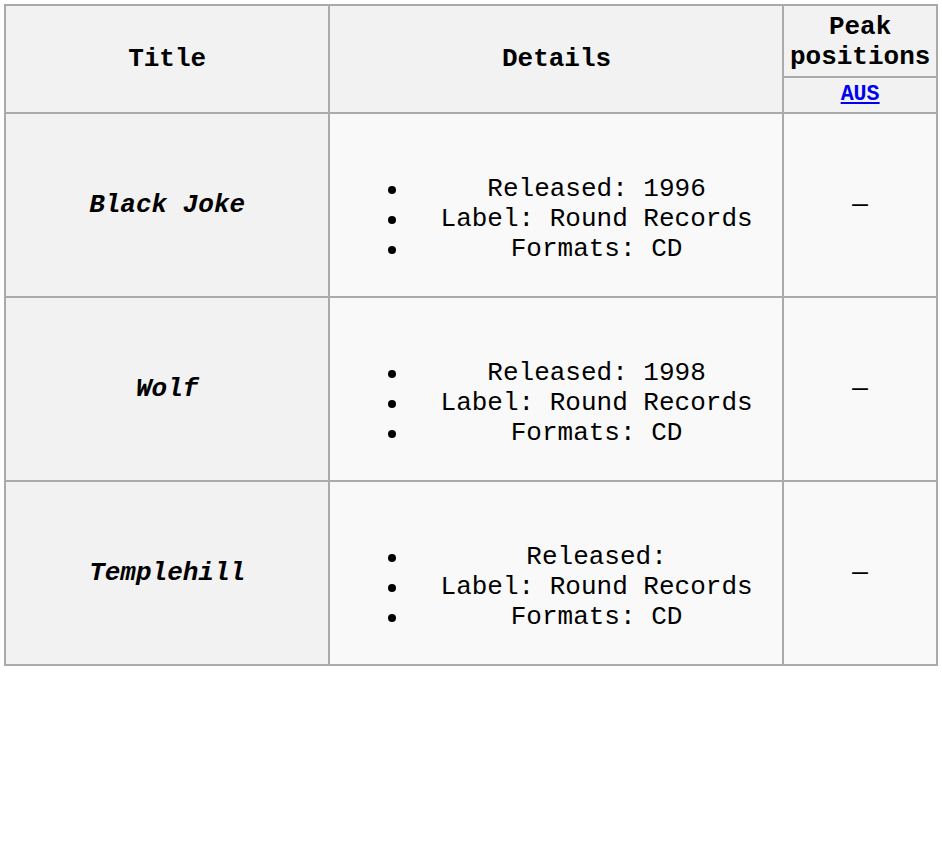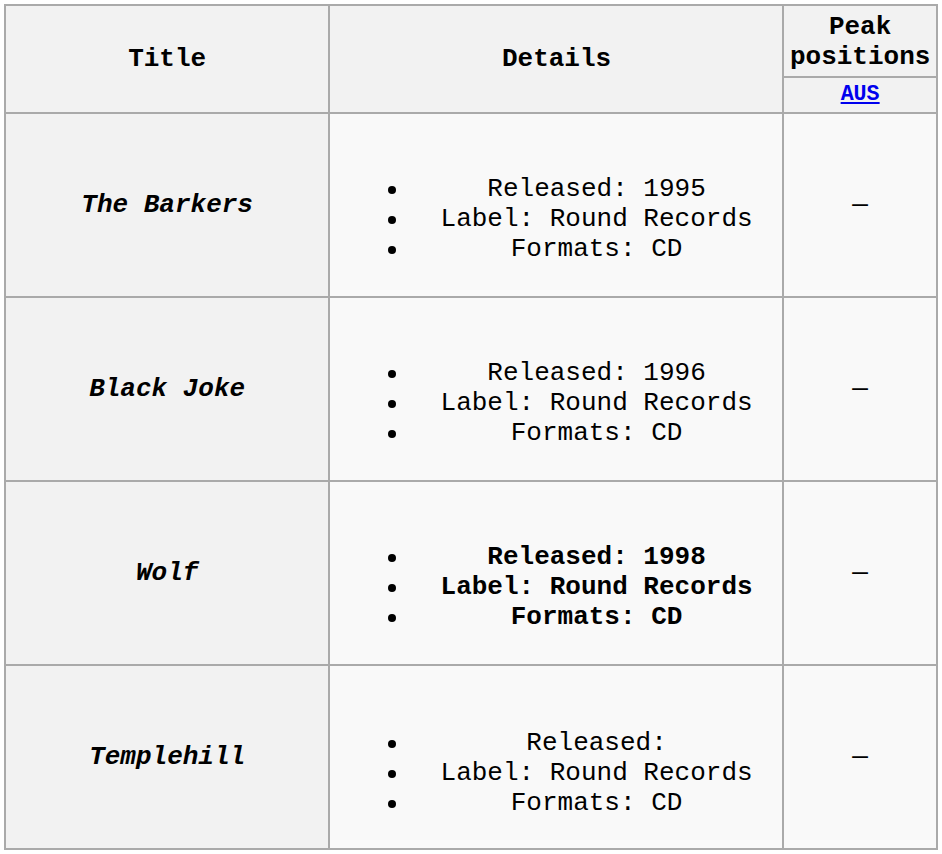+ row: (167, 204)
(557, 404) normal -> (557, 588) bold
